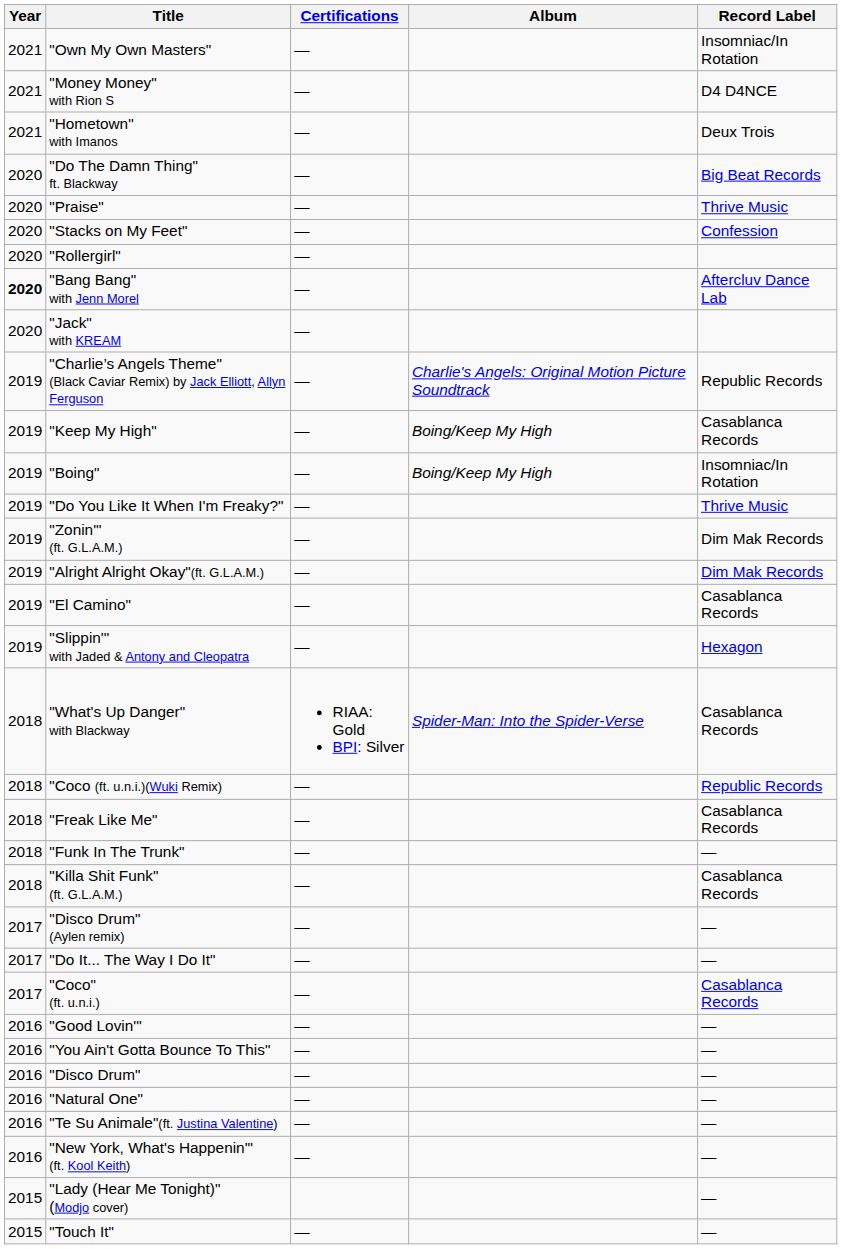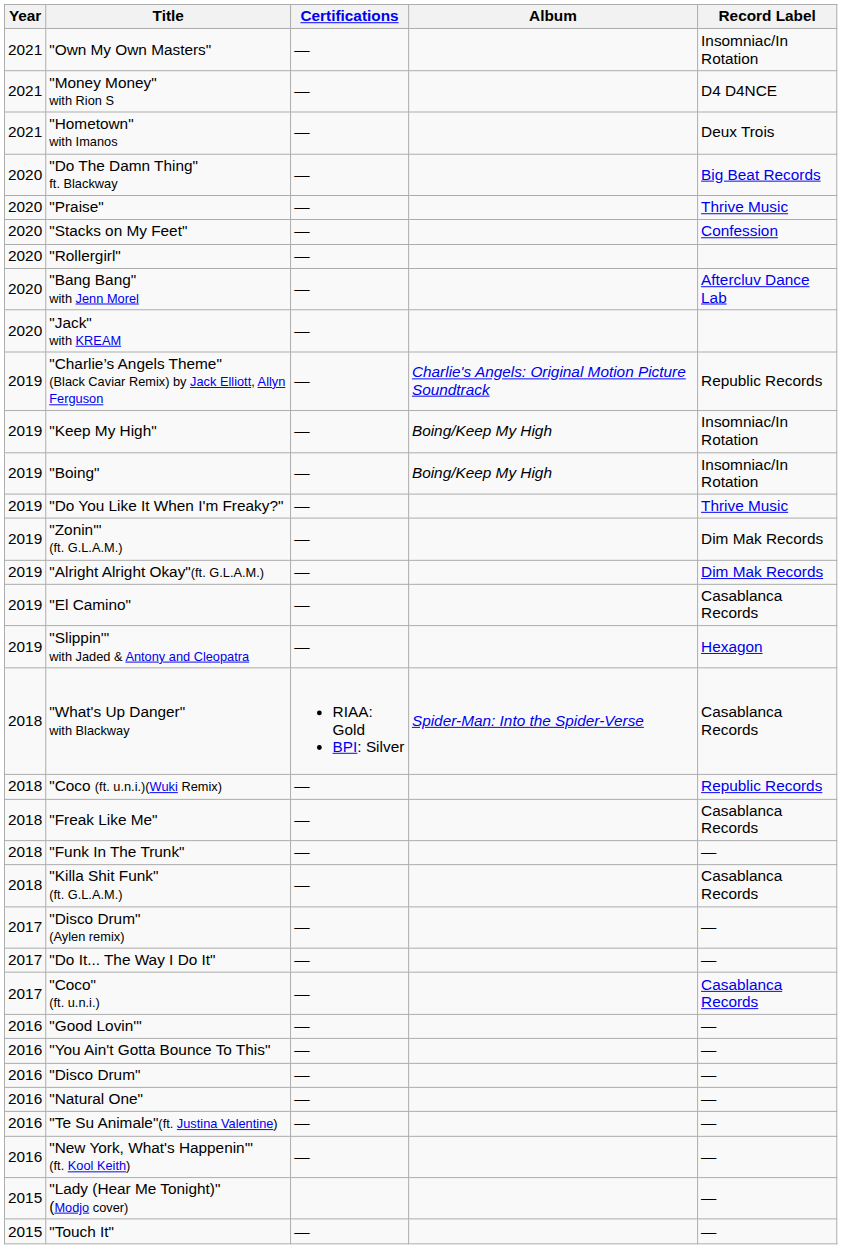(25, 289) bold -> (25, 289) normal
(742, 431) Casablanca Records -> (745, 431) Insomniac/In Rotation
